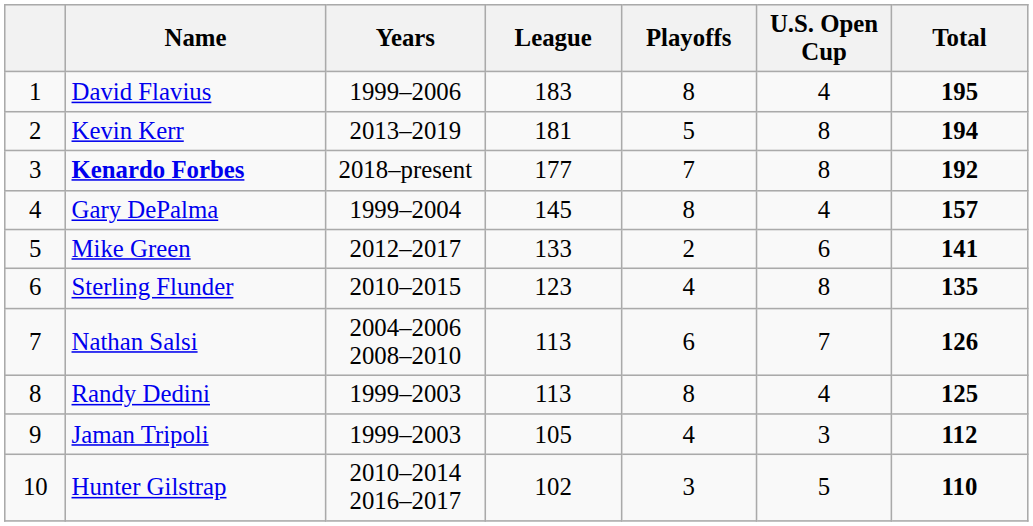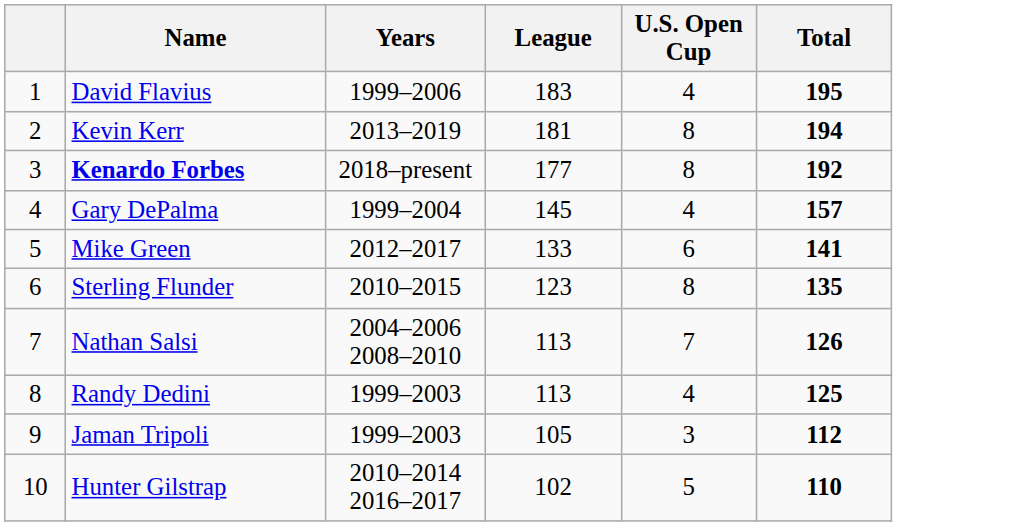- column: (689, 38)
